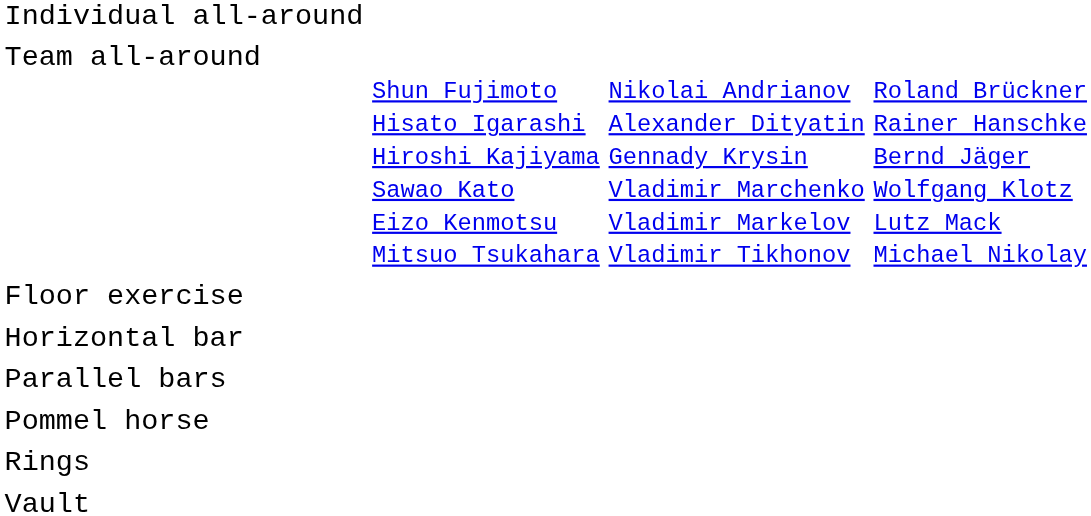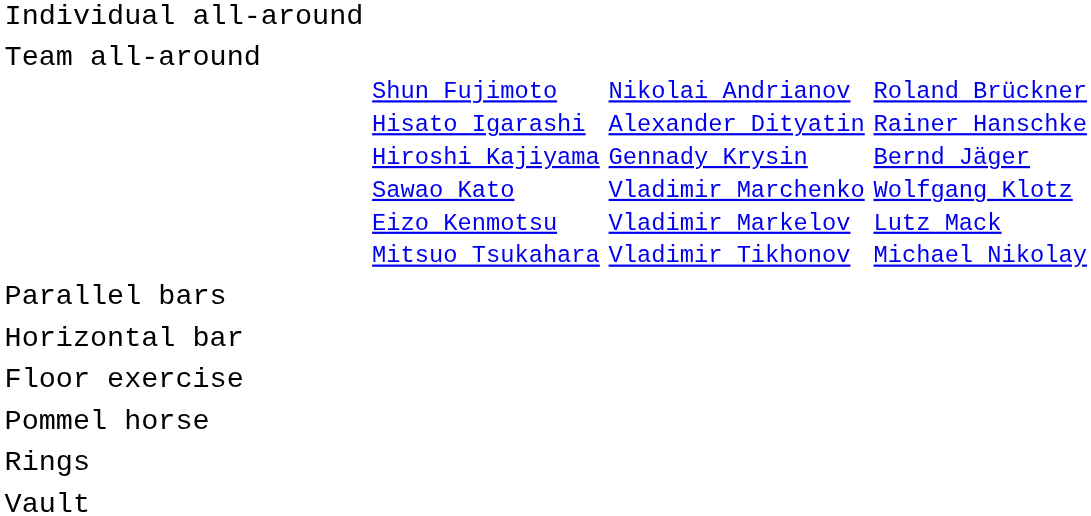rows swapped: (124, 296) <-> (116, 380)
